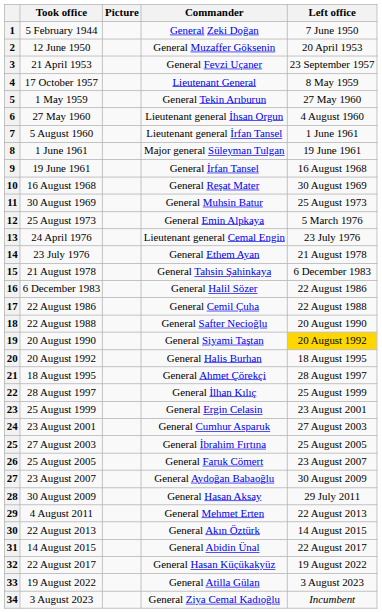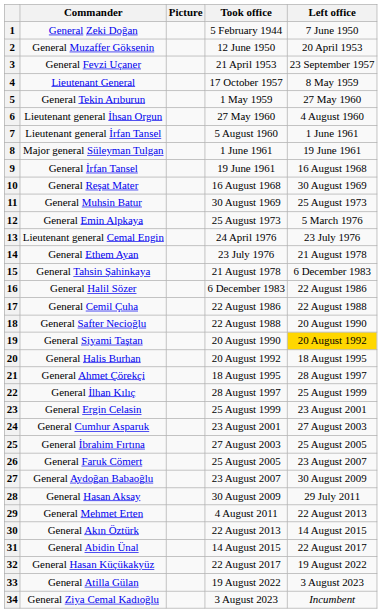columns swapped: (214, 13) <-> (61, 13)
